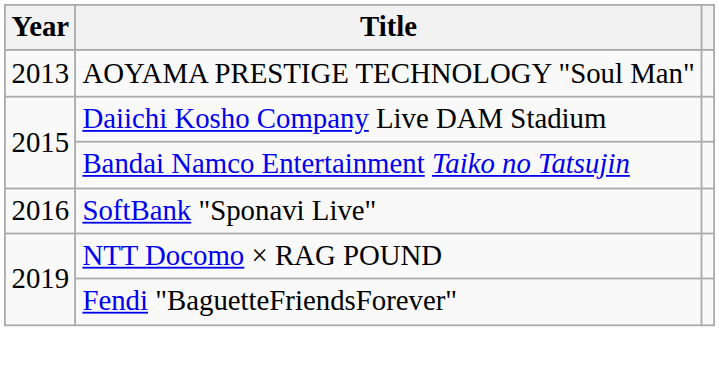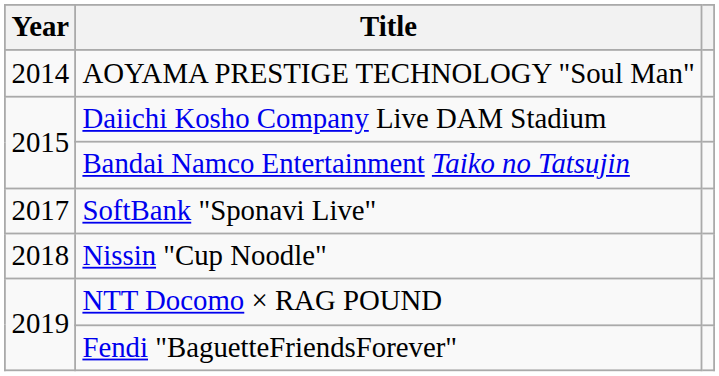(40, 73) 2013 -> (40, 73) 2014
(40, 210) 2016 -> (40, 210) 2017
+ row: (205, 255)
